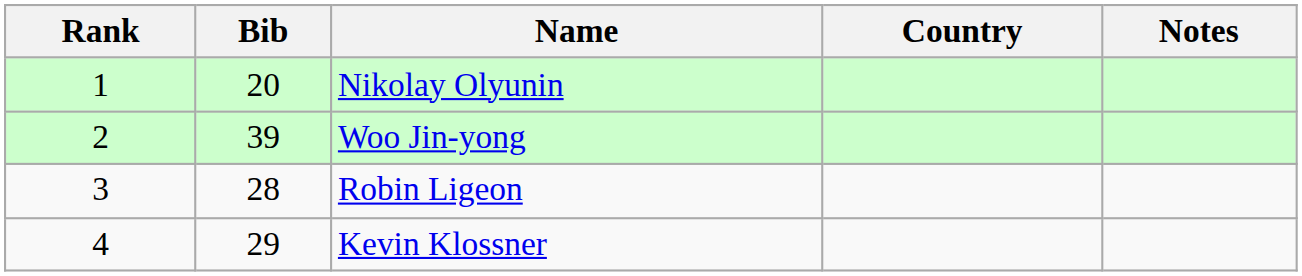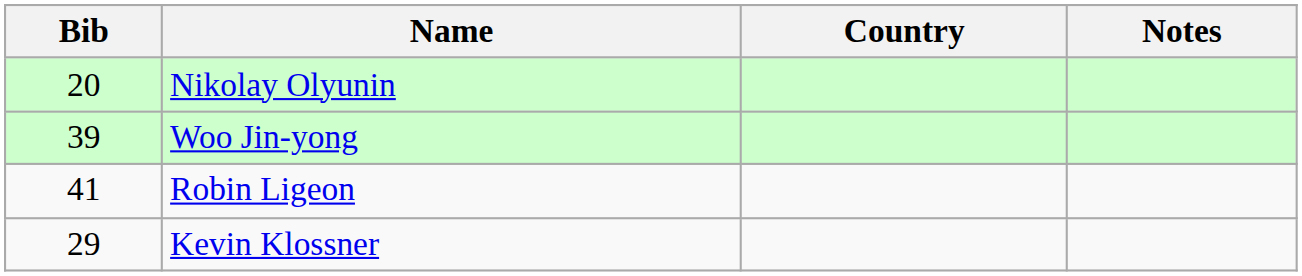- column: (101, 31)
(263, 190) 28 -> (84, 190) 41
